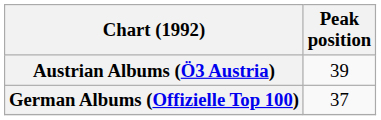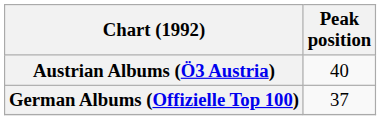(339, 70) 39 -> (339, 70) 40
